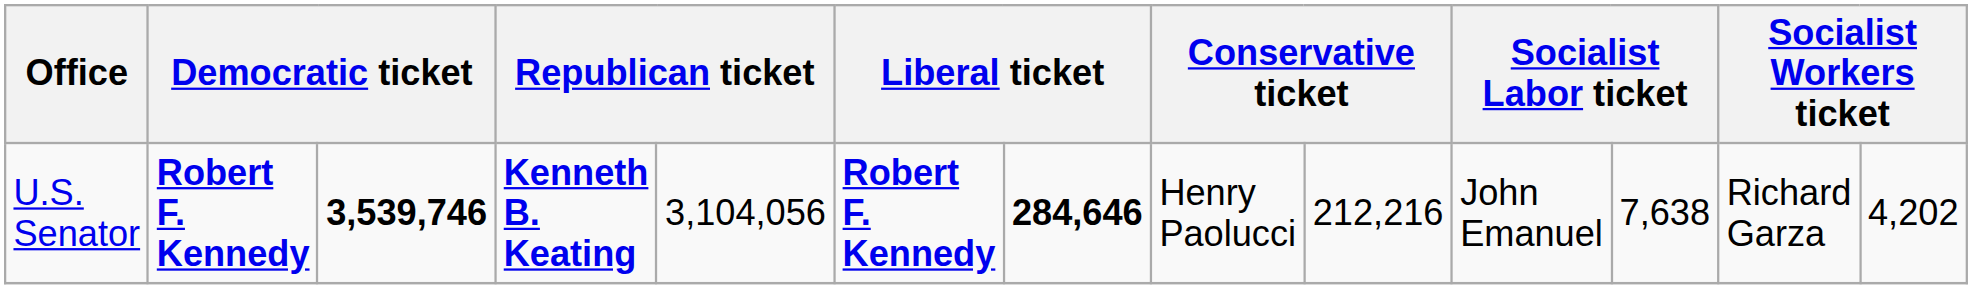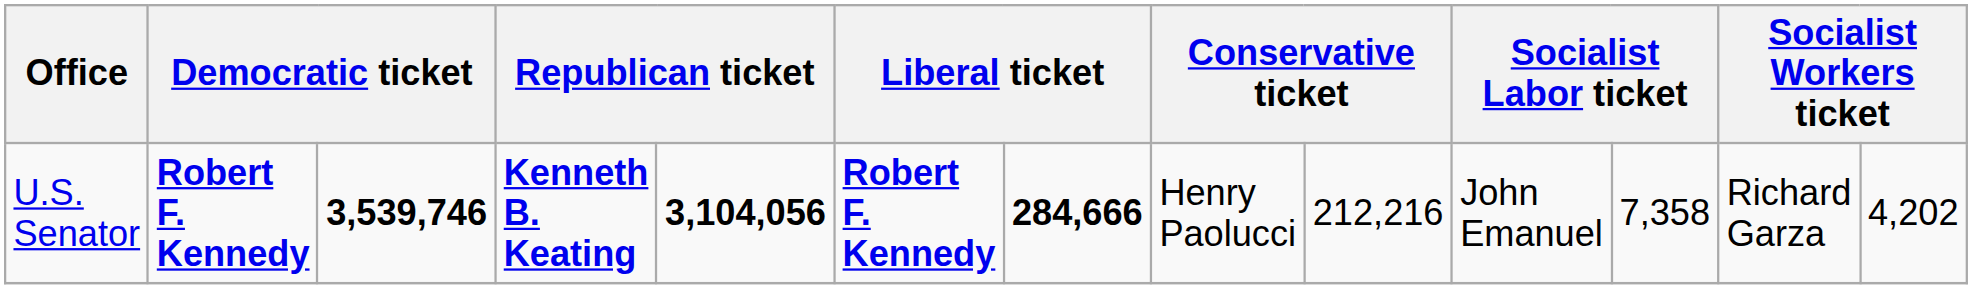(745, 212) normal -> (745, 212) bold
(1077, 212) 284,646 -> (1077, 212) 284,666
(1665, 212) 7,638 -> (1665, 212) 7,358
